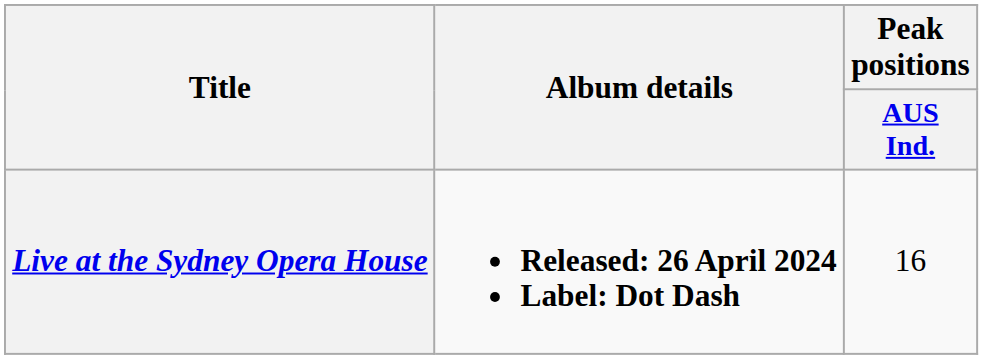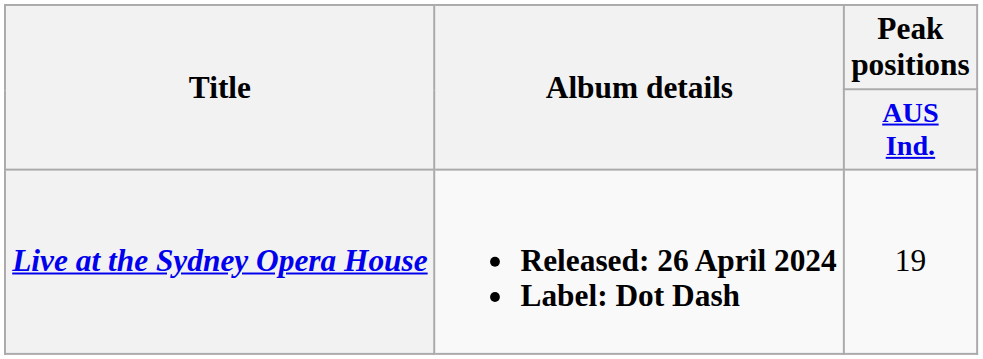(910, 260) 16 -> (910, 260) 19
